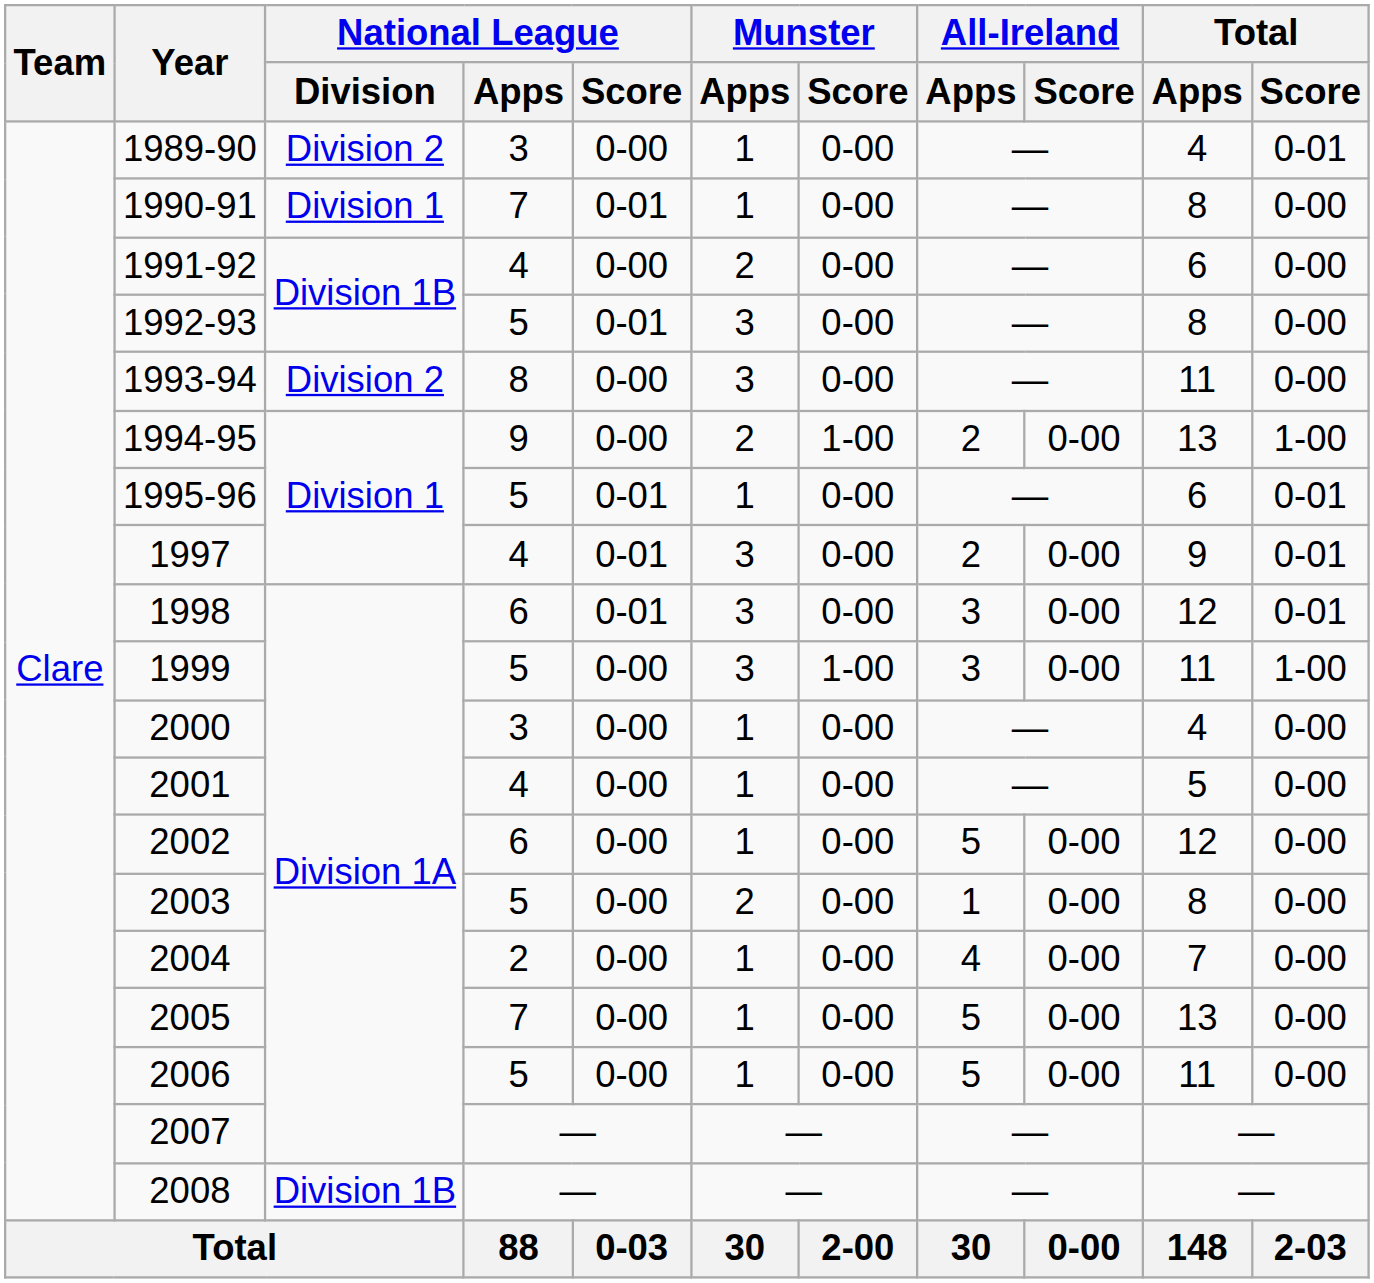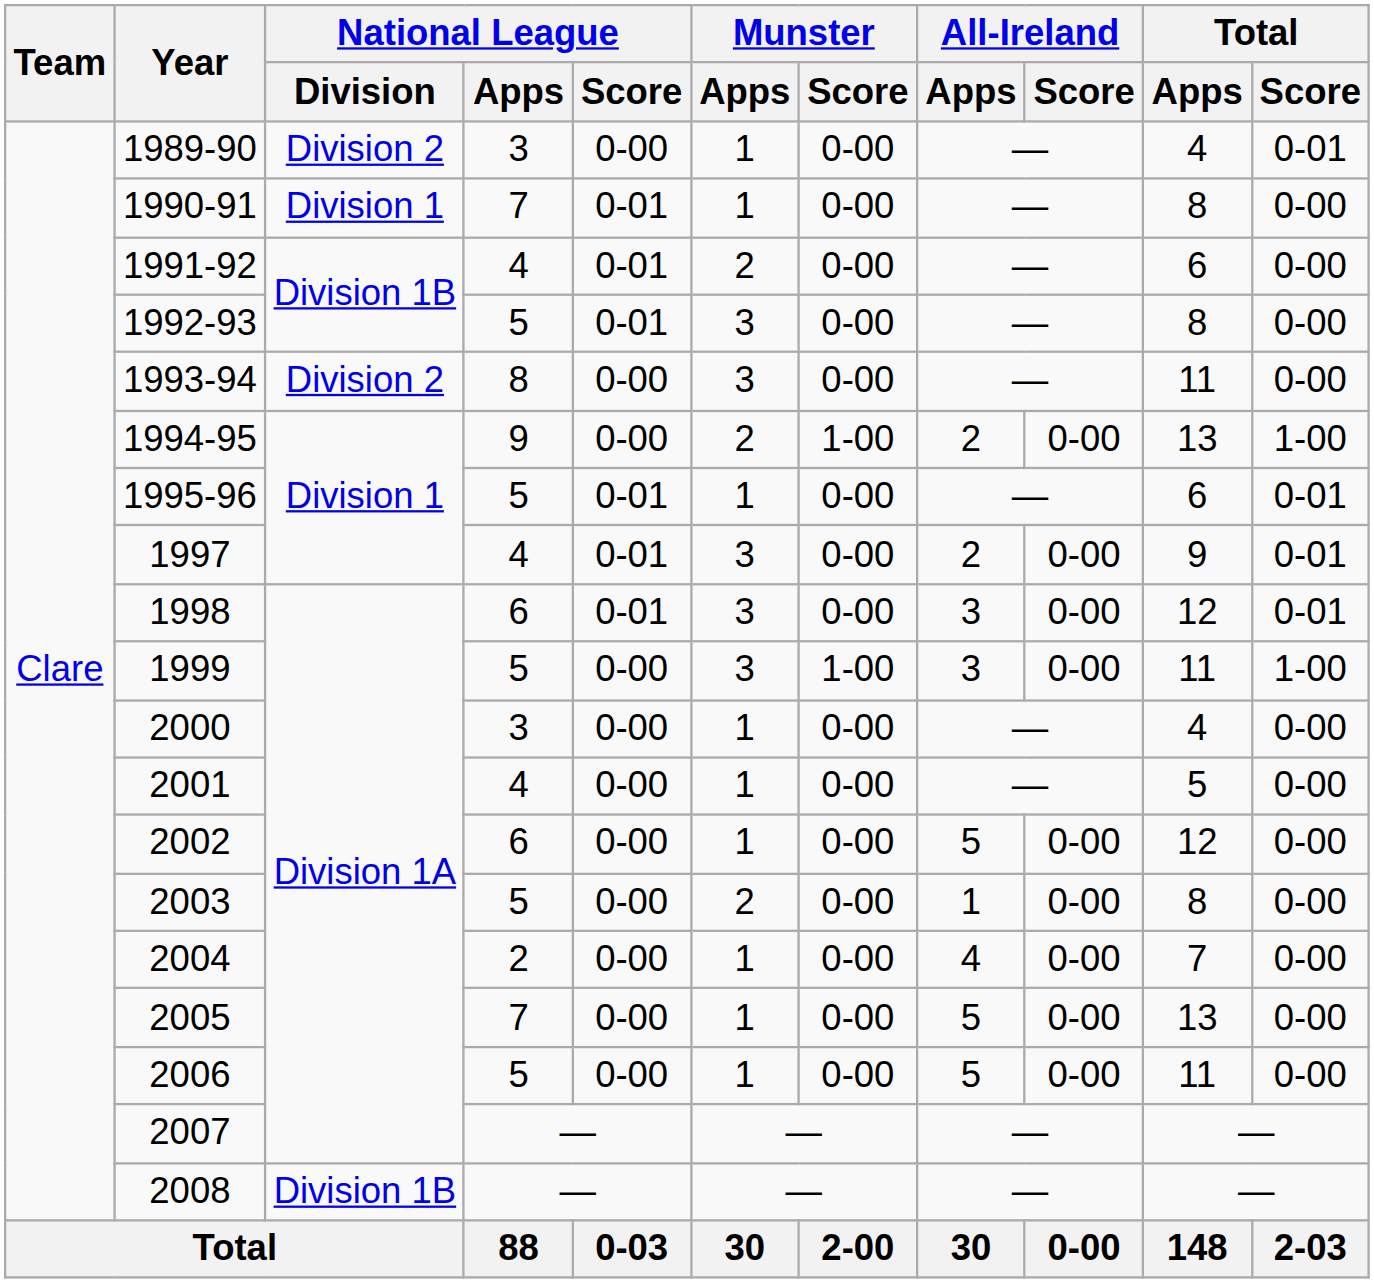(632, 264) 0-00 -> (632, 264) 0-01
